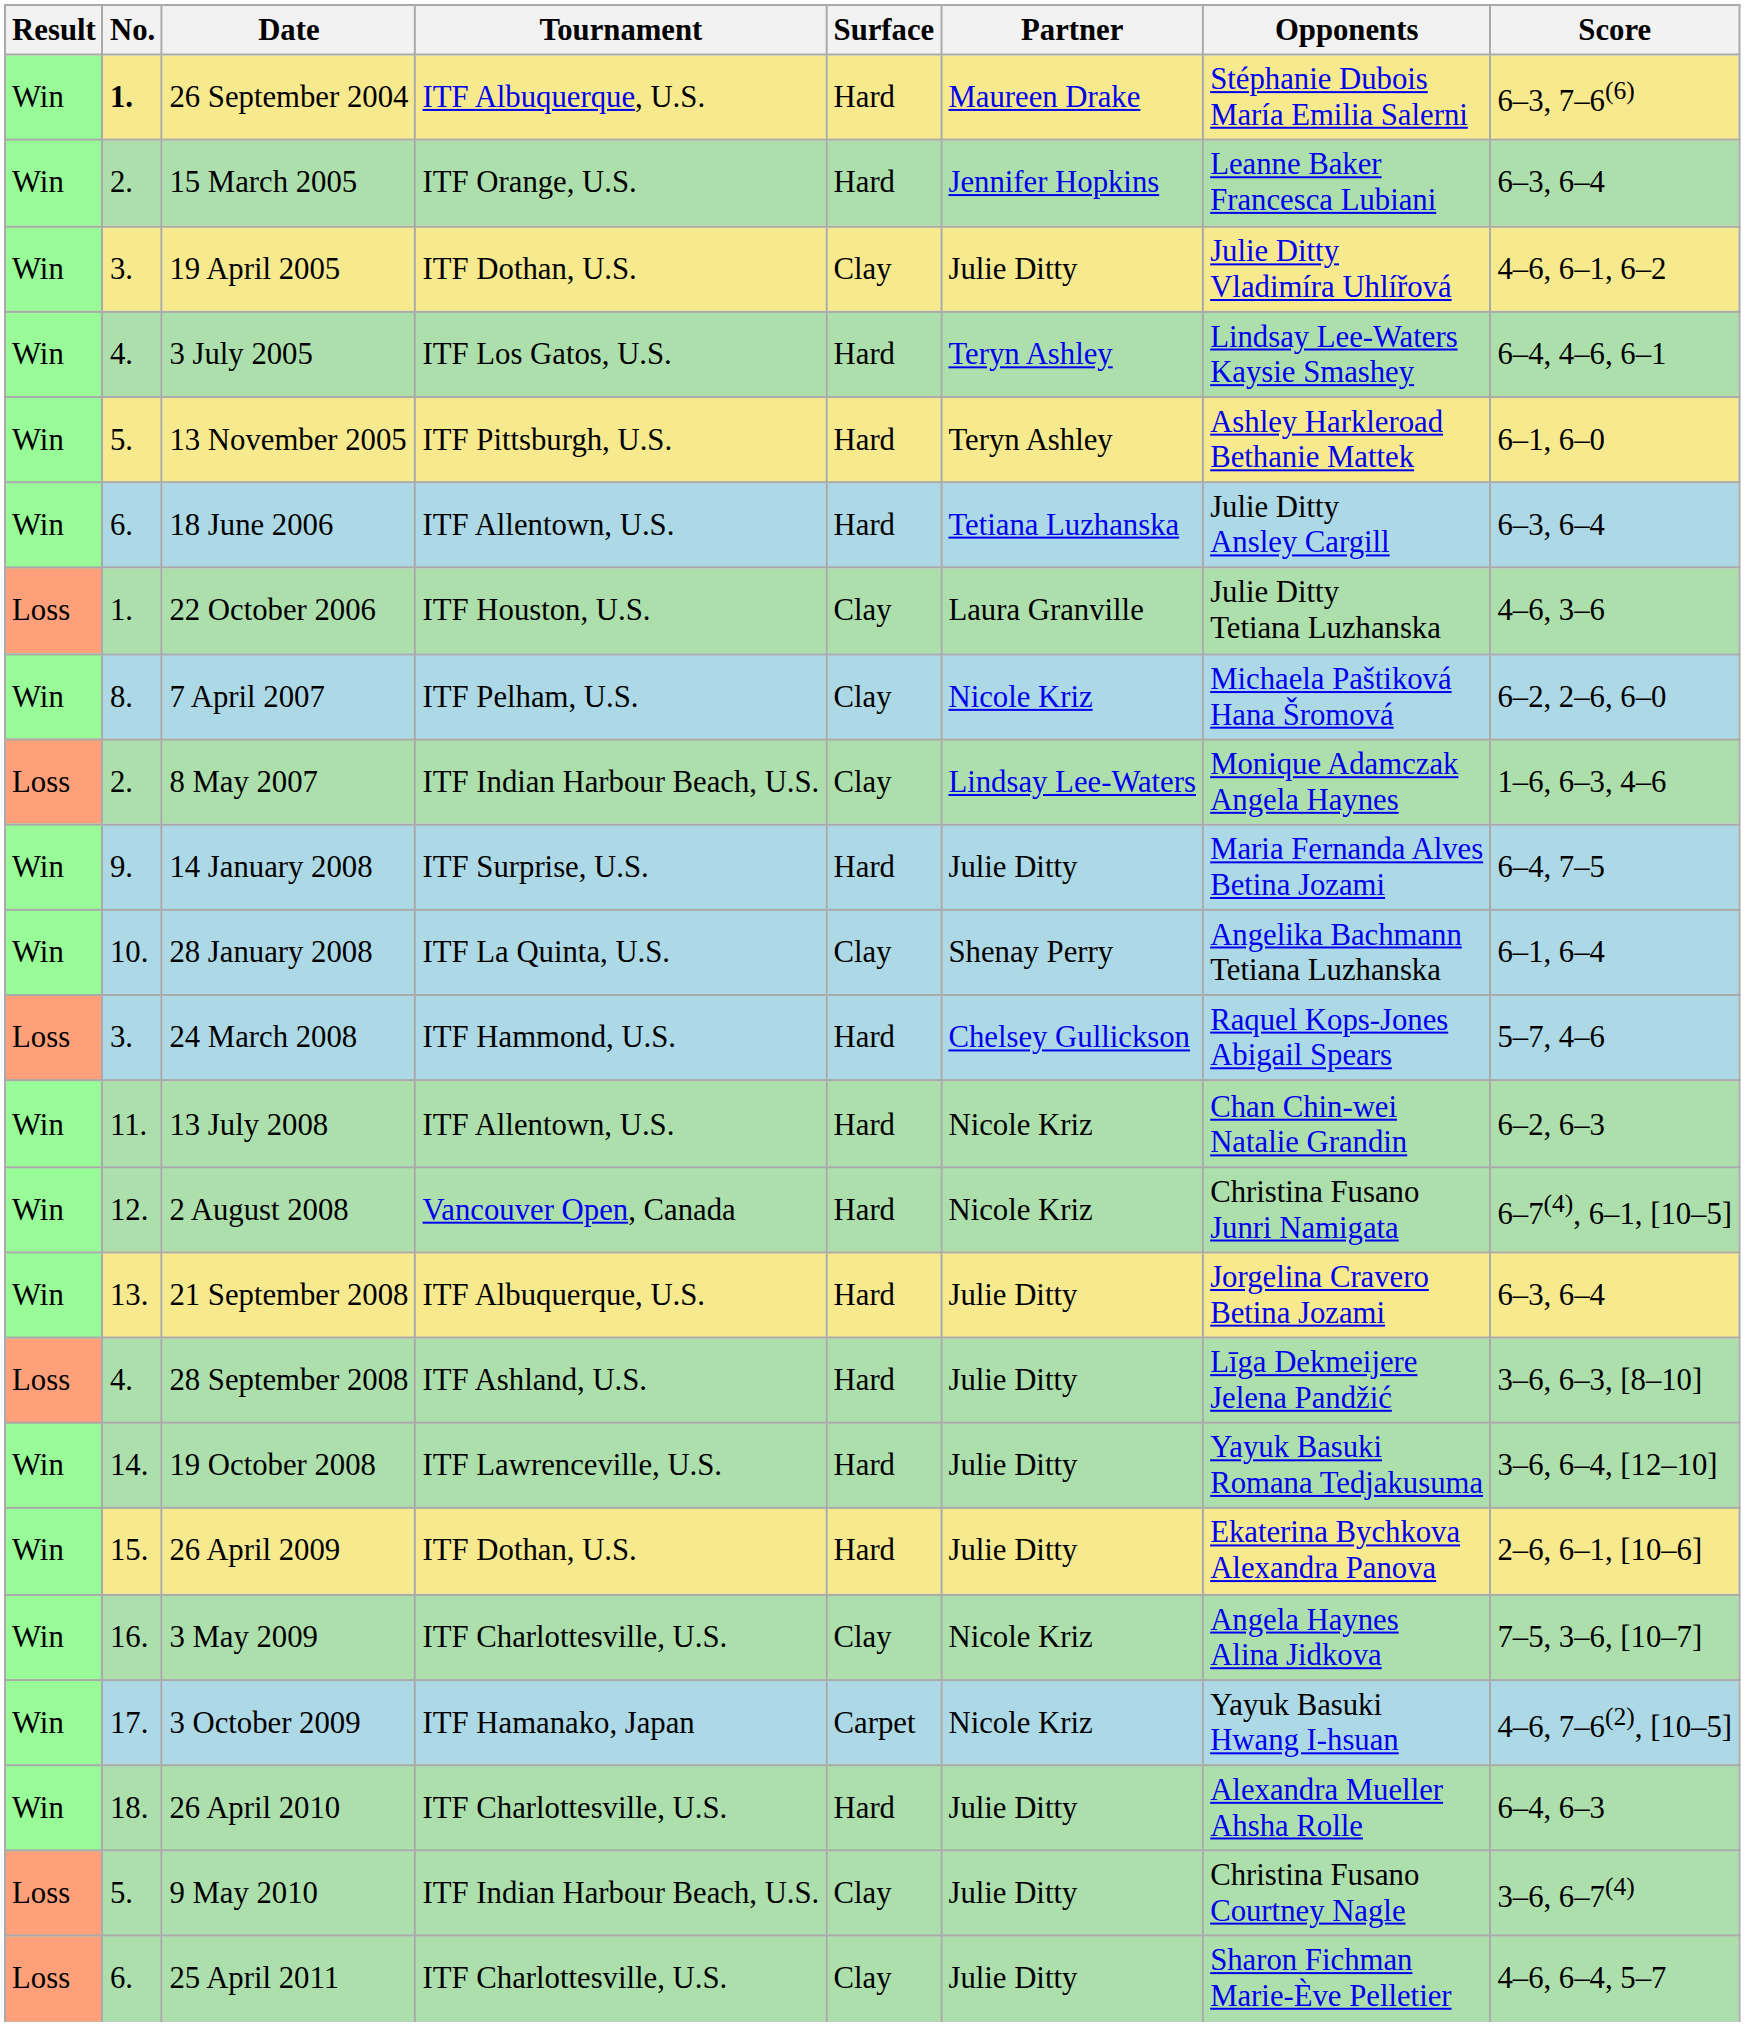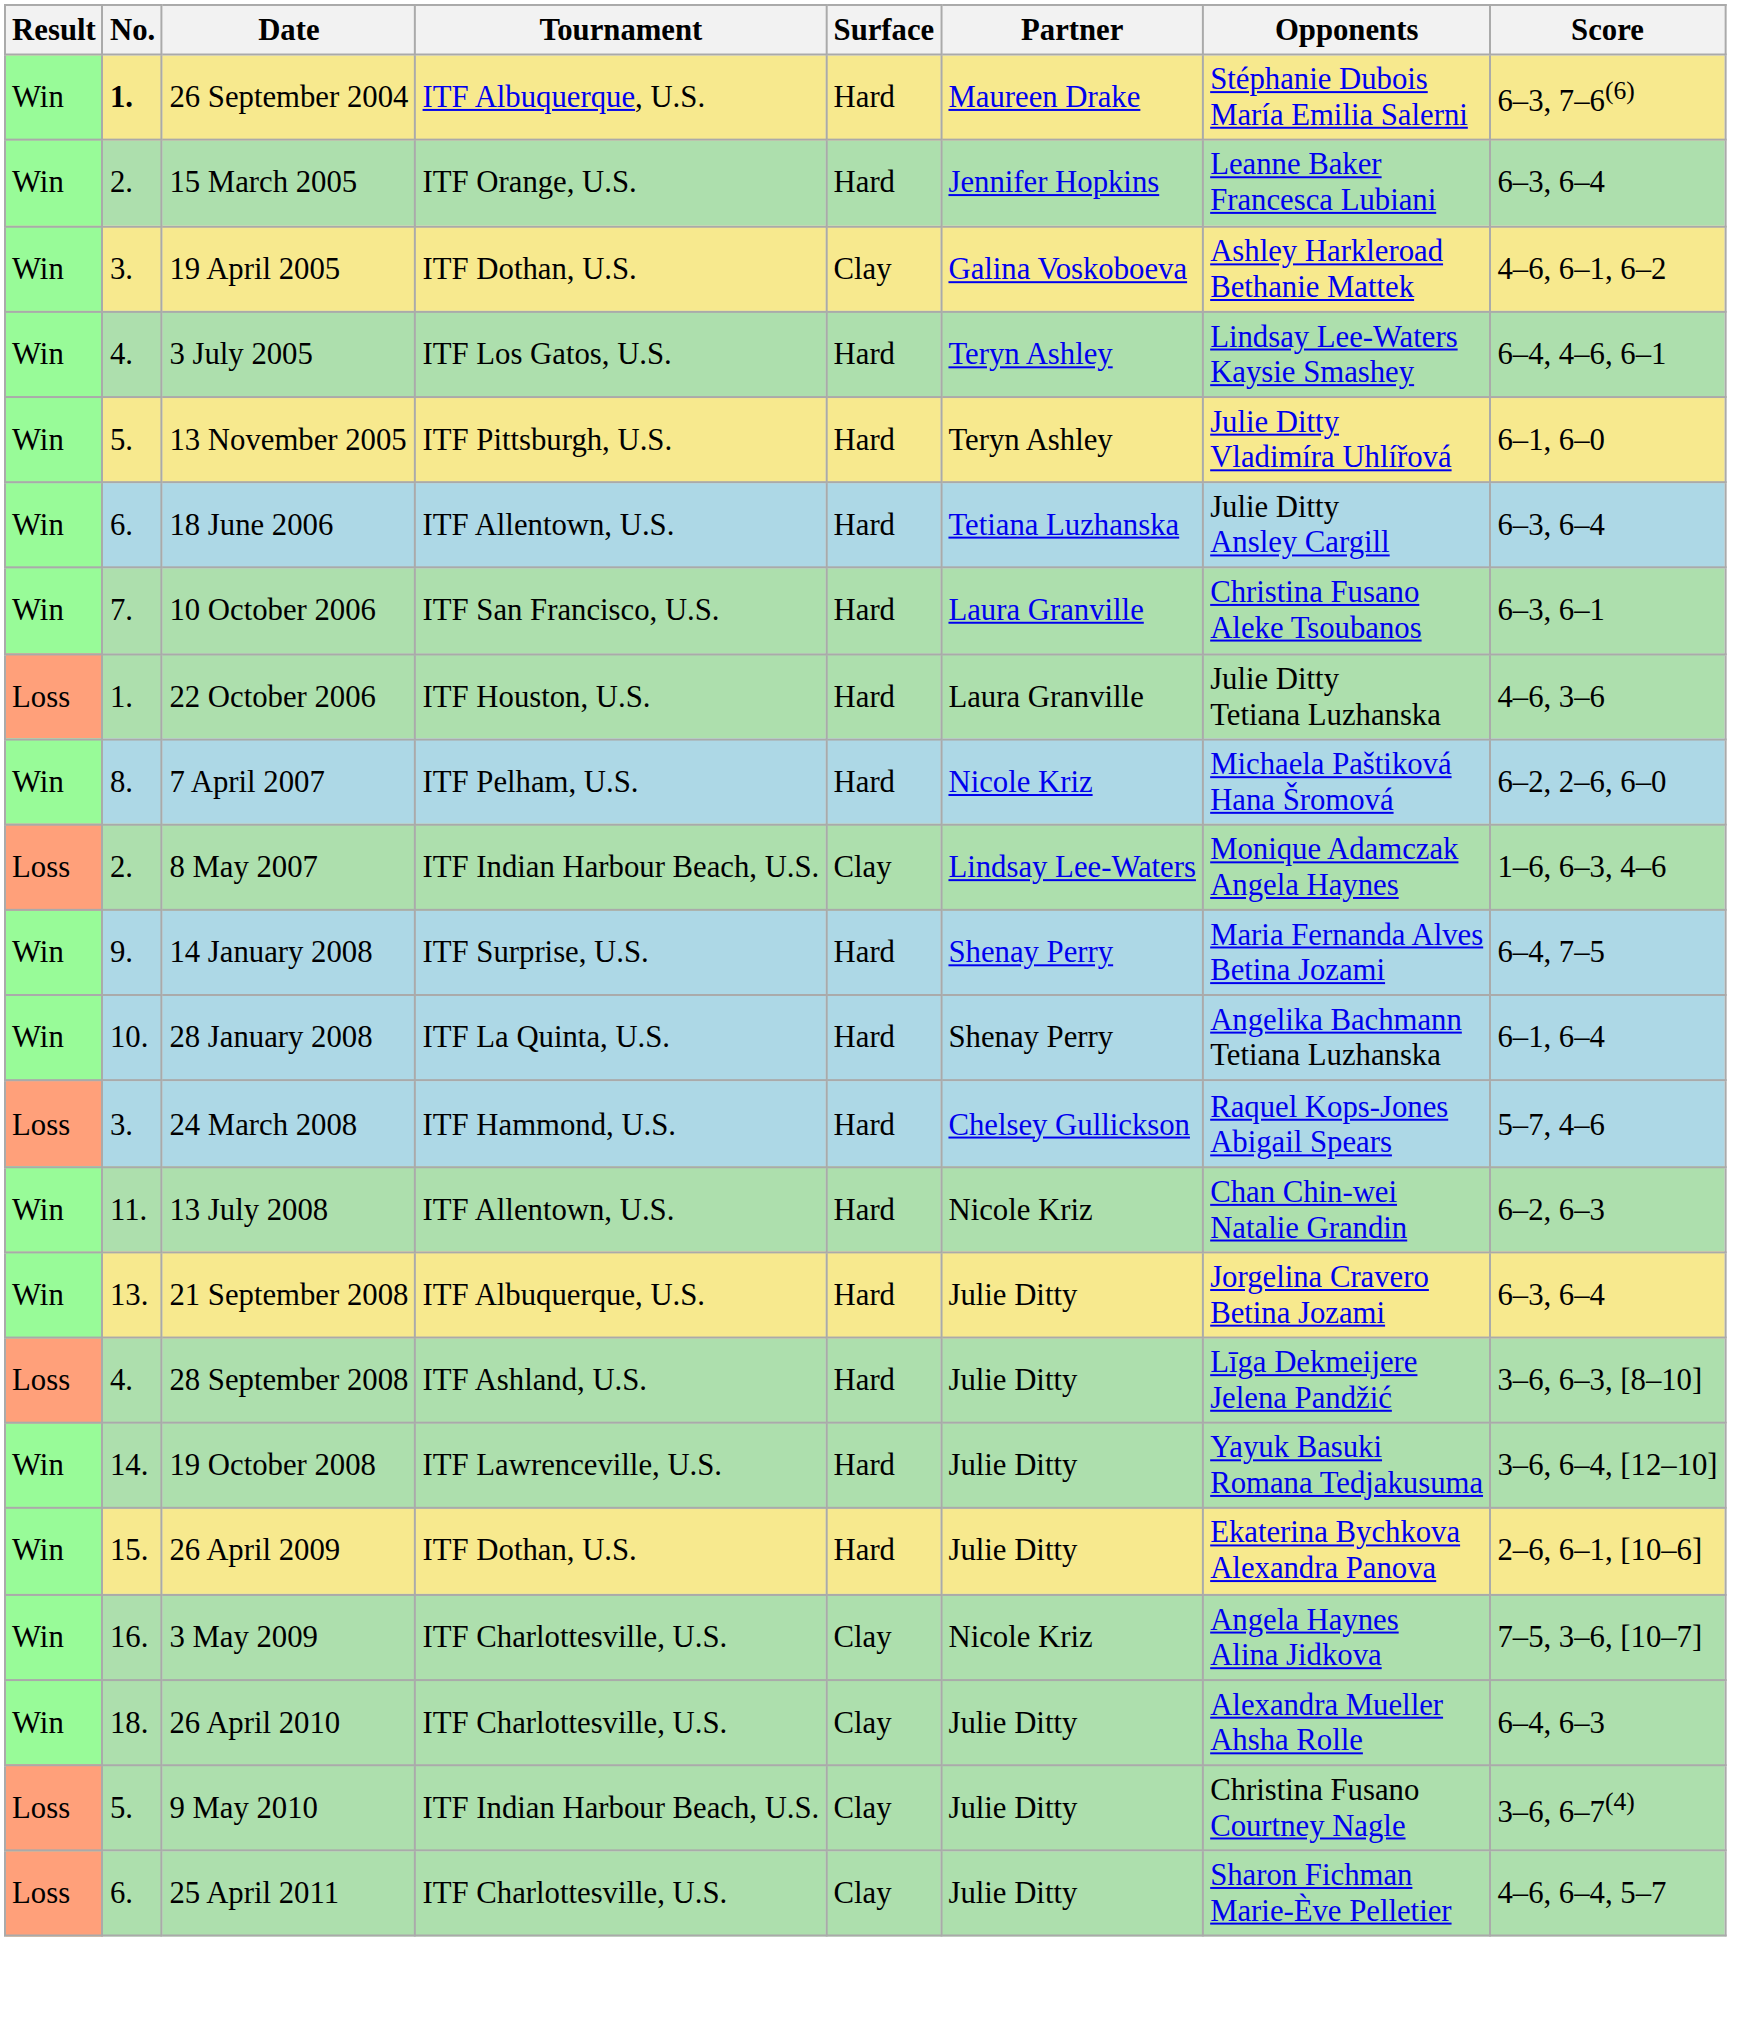(1013, 267) Julie Ditty -> (1068, 267) Galina Voskoboeva
(1331, 267) Julie Ditty Vladimíra Uhlířová -> (1327, 267) Ashley Harkleroad Bethanie Mattek
(1327, 438) Ashley Harkleroad Bethanie Mattek -> (1331, 438) Julie Ditty Vladimíra Uhlířová
+ row: (273, 609)
(863, 609) Clay -> (864, 695) Hard
(863, 695) Clay -> (864, 780) Hard
(1013, 866) Julie Ditty -> (1031, 951) Shenay Perry
(863, 951) Clay -> (864, 1037) Hard
- row: (259, 1208)
- row: (265, 1721)
(864, 1806) Hard -> (863, 1721) Clay
